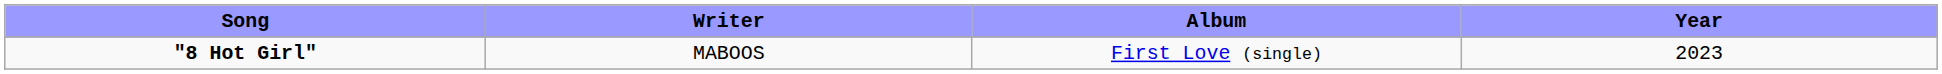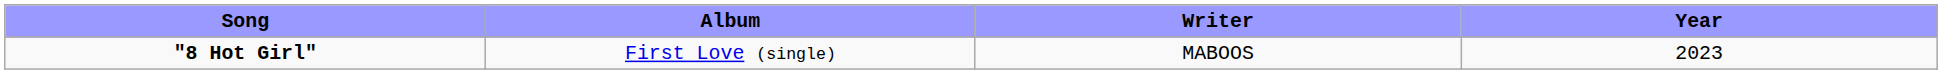columns swapped: (729, 21) <-> (1216, 21)
